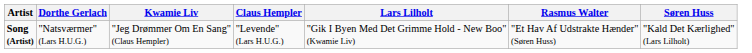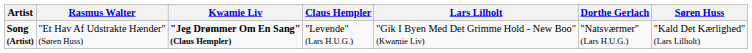columns swapped: (575, 12) <-> (73, 12)
(171, 34) normal -> (235, 34) bold
